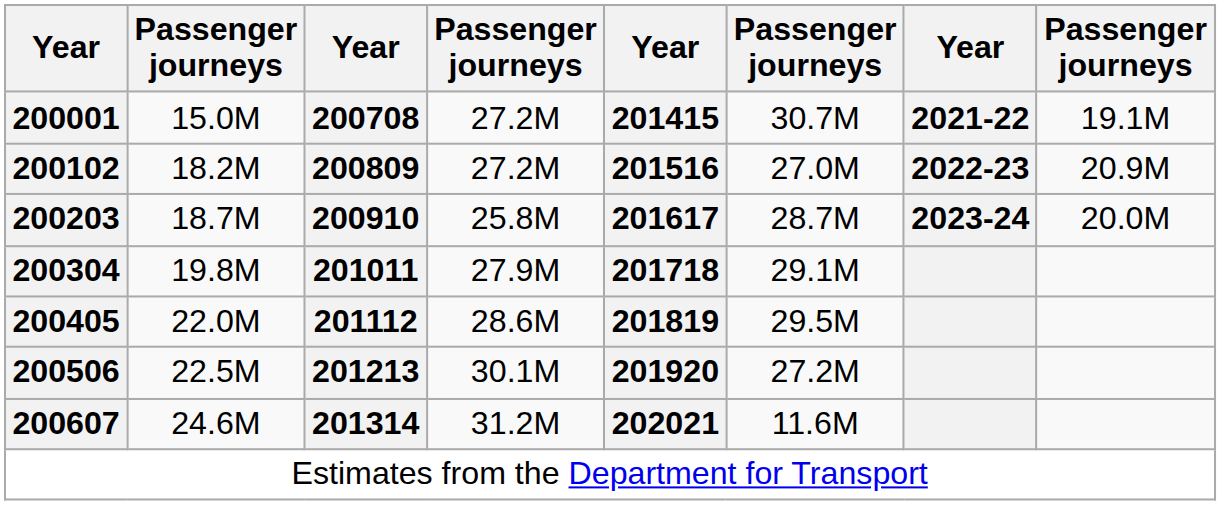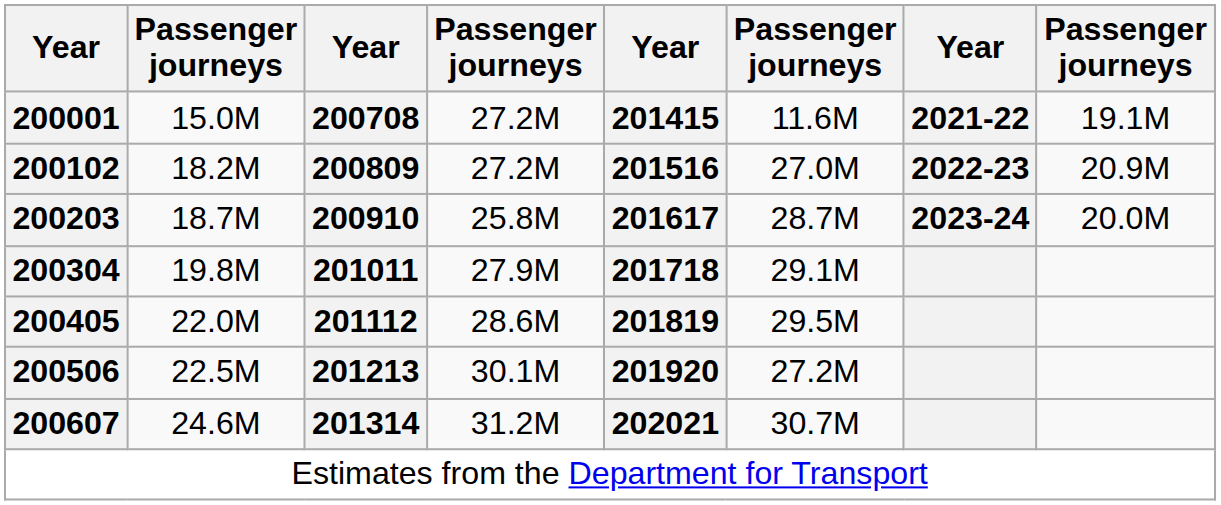(815, 117) 30.7M -> (815, 117) 11.6M
(815, 423) 11.6M -> (815, 423) 30.7M
